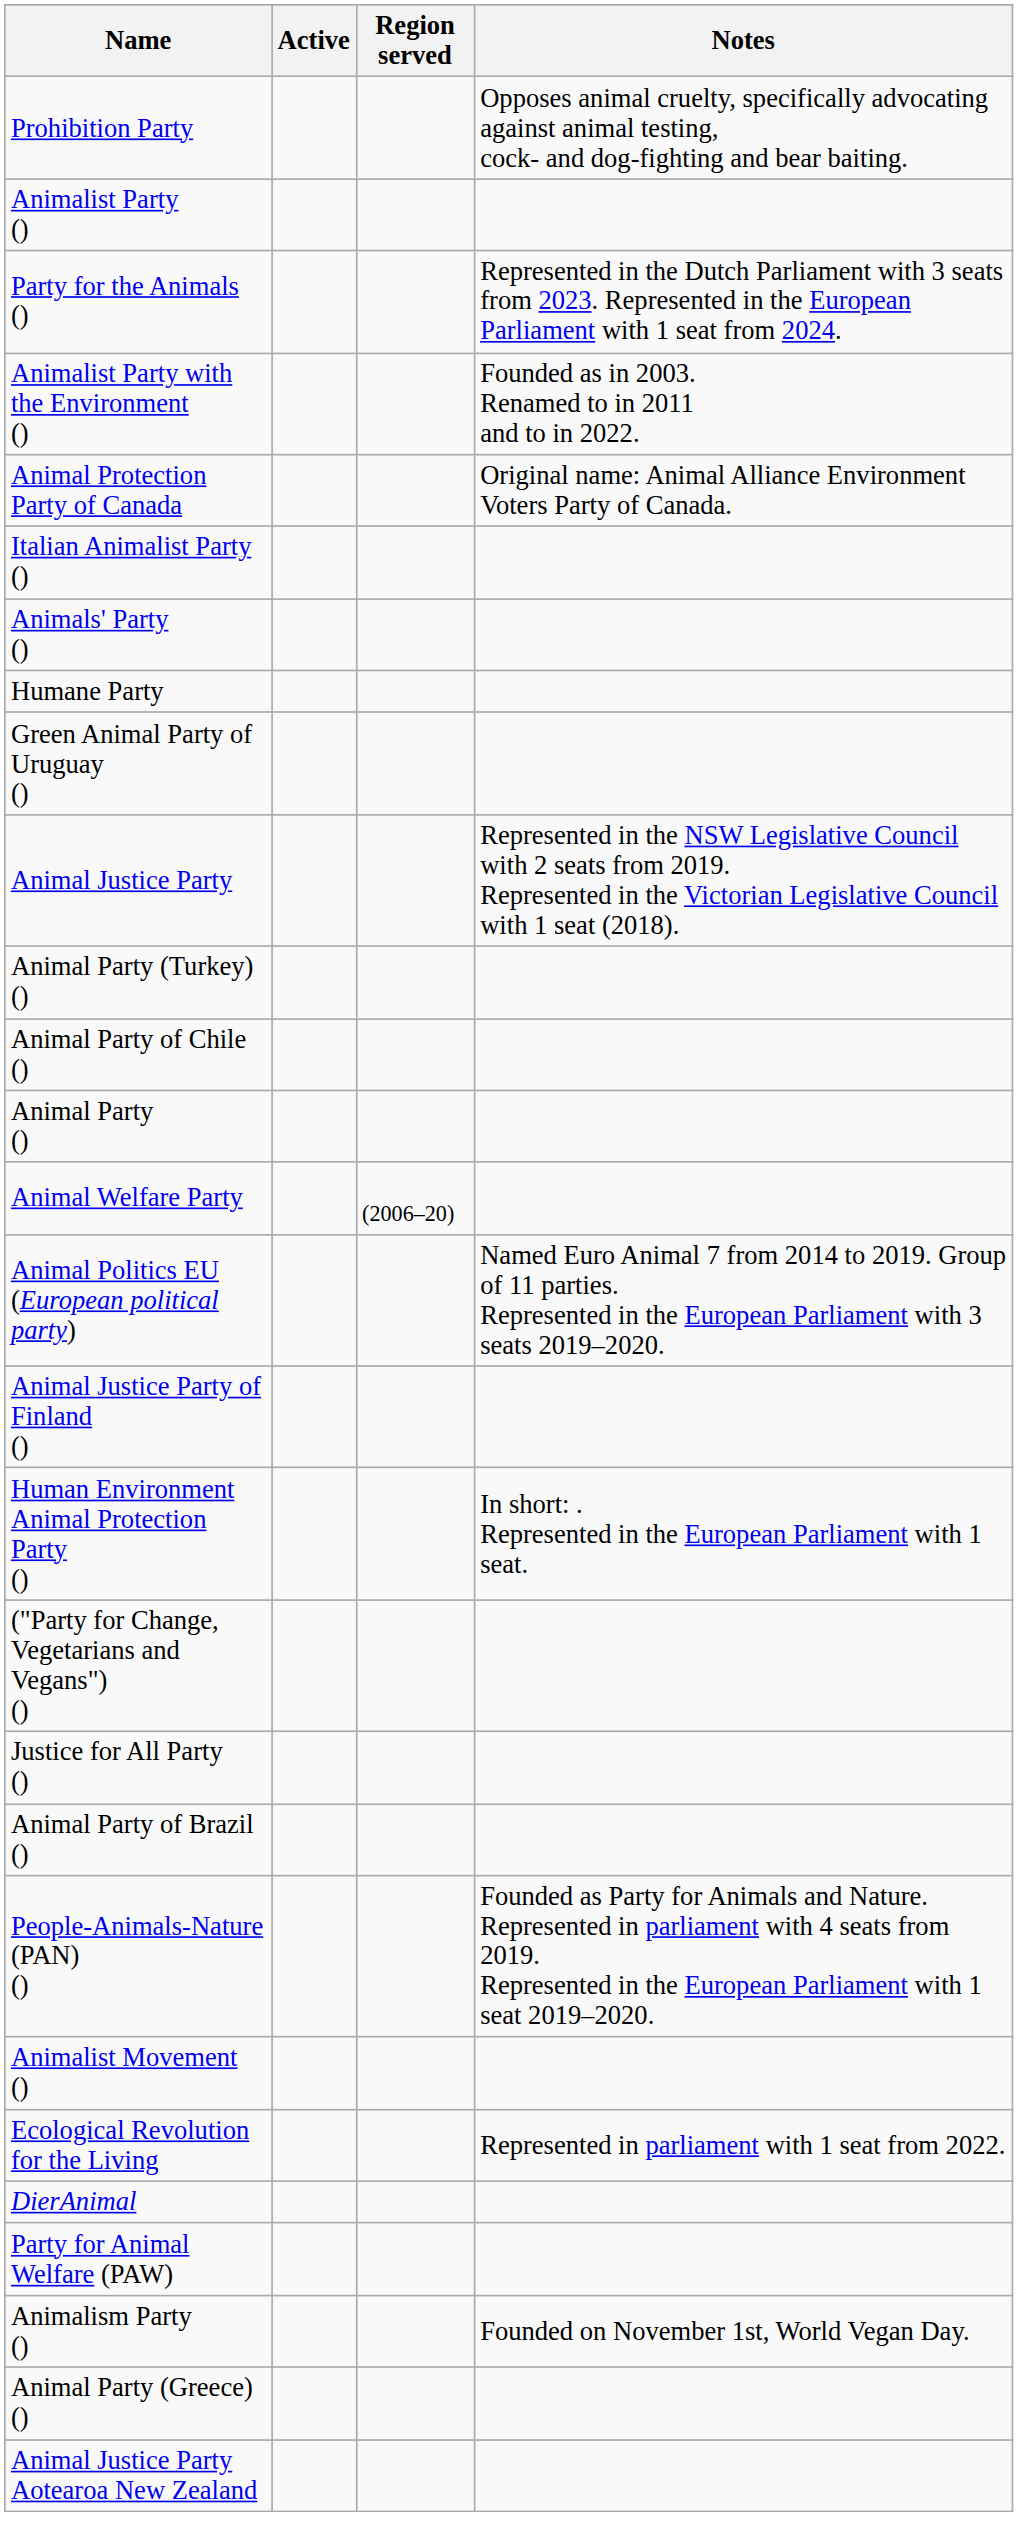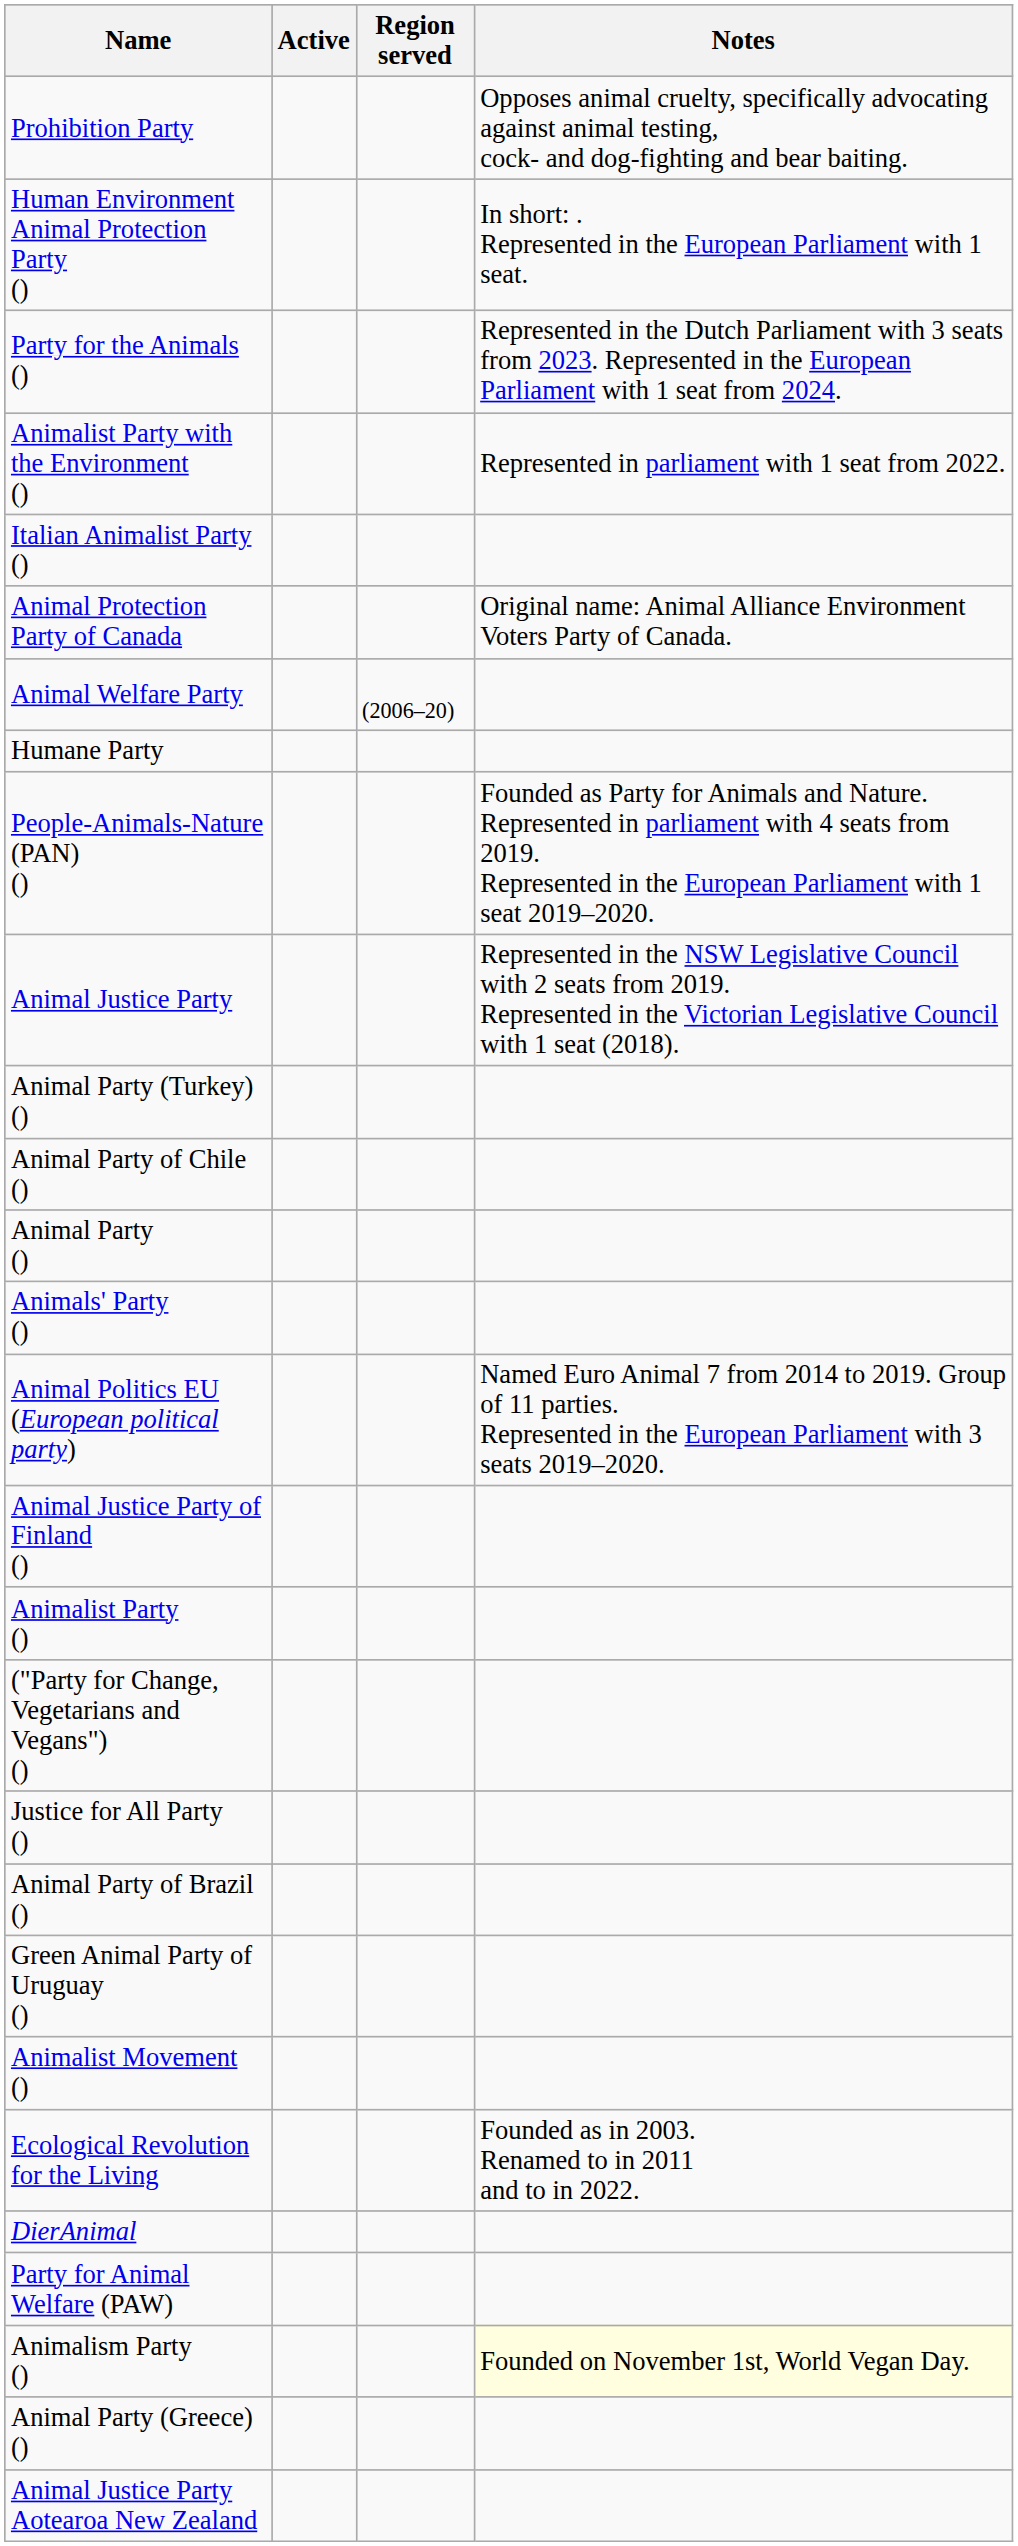rows swapped: (123, 1533) <-> (95, 214)
(588, 403) Founded as in 2003. Renamed to in 2011 and to in 2022. -> (743, 462) Represented in parliament with 1 seat from 2022.
rows swapped: (109, 490) <-> (131, 562)
rows swapped: (127, 1197) <-> (90, 634)
rows swapped: (137, 1955) <-> (132, 763)
(743, 2144) Represented in parliament with 1 seat from 2022. -> (588, 2159) Founded as in 2003. Renamed to in 2011 and to in 2022.
(725, 2330) no background -> (725, 2360) lightyellow background
